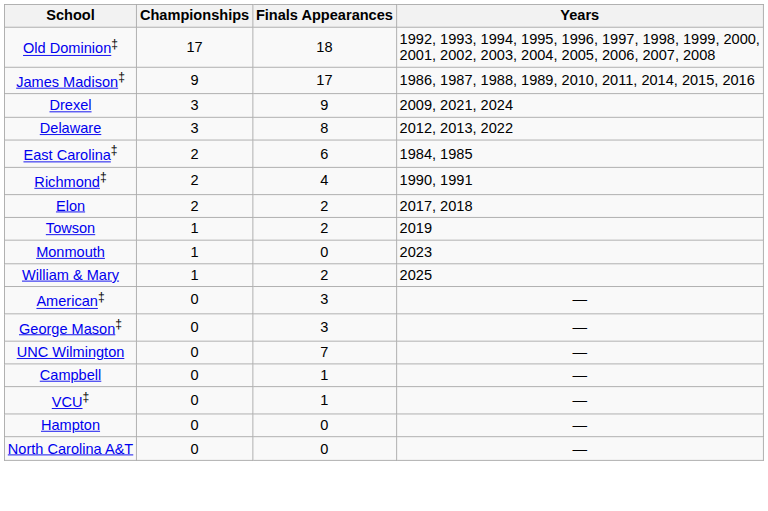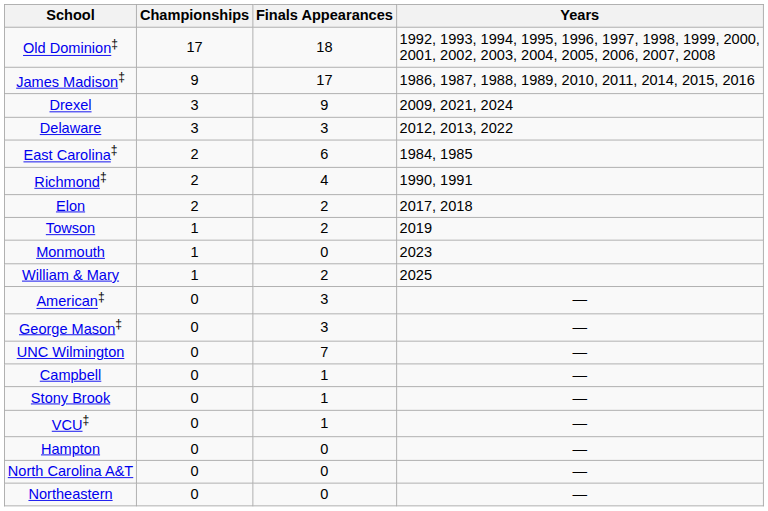(324, 128) 8 -> (324, 128) 3
+ row: (71, 398)
+ row: (71, 494)
